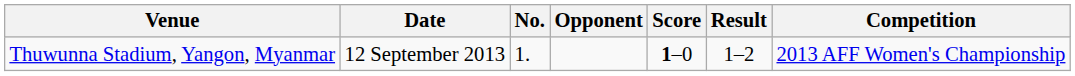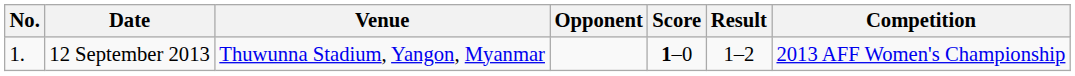columns swapped: (530, 20) <-> (172, 20)
